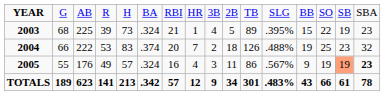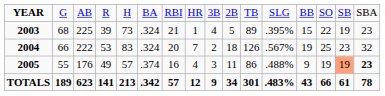(150, 47) .374 -> (150, 47) .324
(279, 47) .488% -> (279, 47) .567%
(150, 64) .324 -> (150, 64) .374
(279, 64) .567% -> (279, 64) .488%
